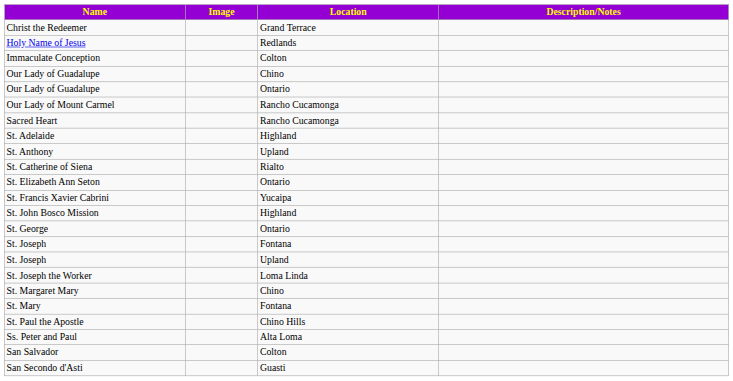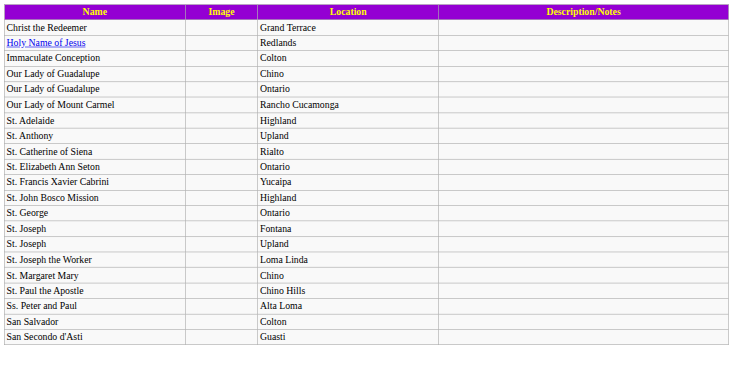- row: (32, 120)
- row: (24, 306)
